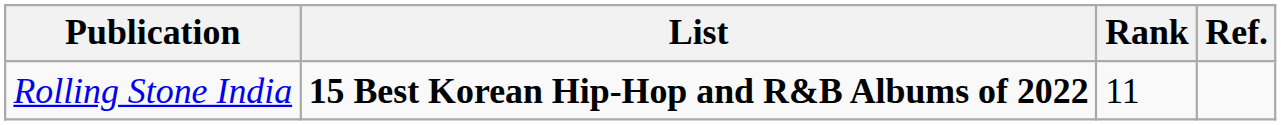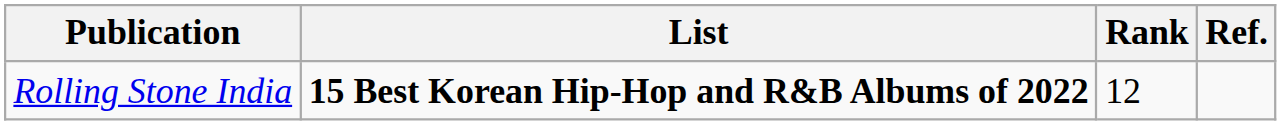(1122, 89) 11 -> (1123, 89) 12
